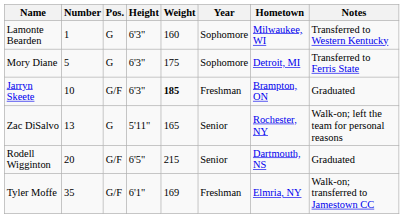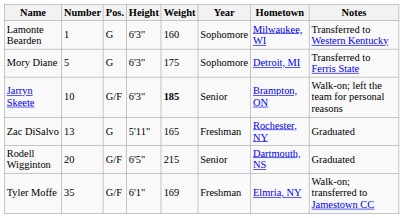(221, 91) Freshman -> (214, 97) Senior
(333, 91) Graduated -> (348, 97) Walk-on; left the team for personal reasons
(214, 125) Senior -> (221, 131) Freshman
(348, 125) Walk-on; left the team for personal reasons -> (333, 131) Graduated
